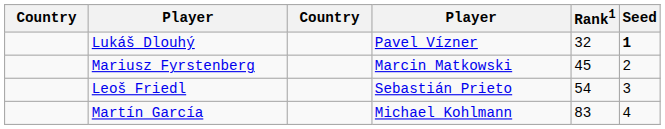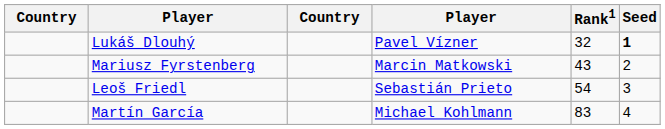(583, 66) 45 -> (583, 66) 43
